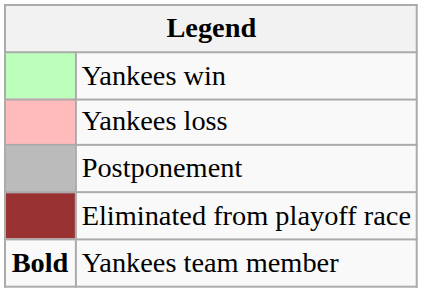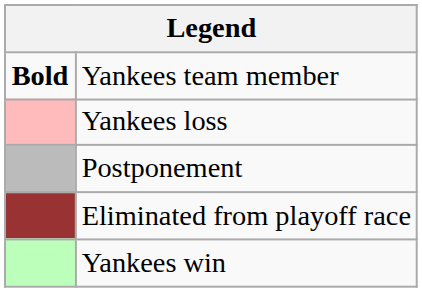rows swapped: (154, 75) <-> (210, 262)
